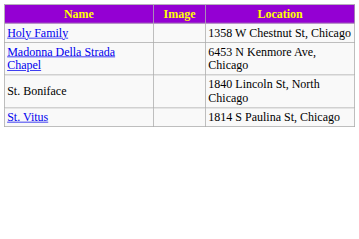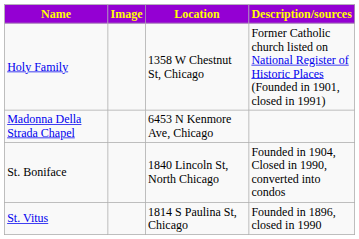+ column: (302, 14)
